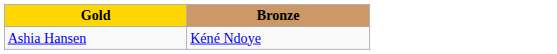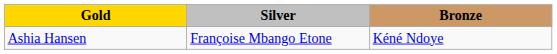+ column: (278, 15)
